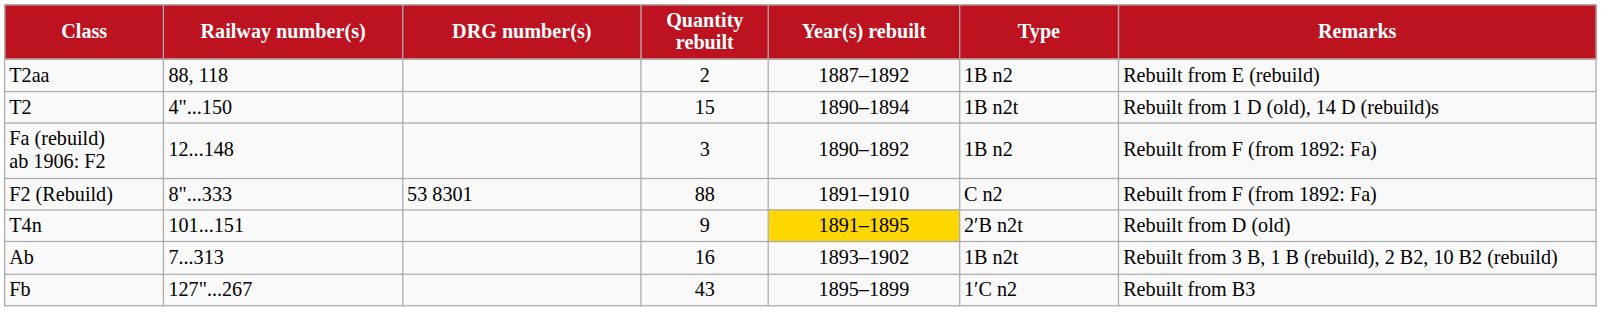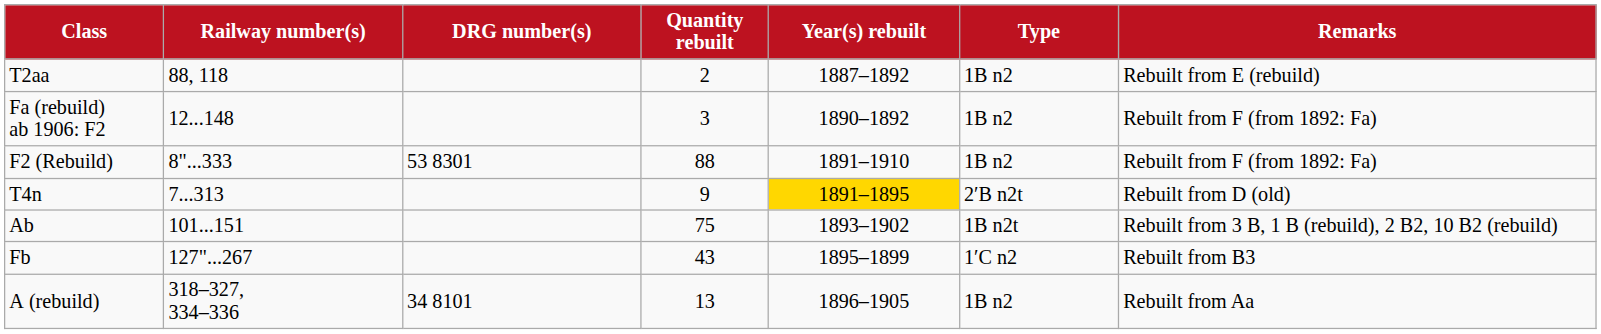- row: (20, 107)
(983, 193) C n2 -> (988, 161) 1B n2
(206, 225) 101...151 -> (196, 193) 7...313
(196, 257) 7...313 -> (206, 225) 101...151
(705, 257) 16 -> (705, 225) 75
+ row: (54, 300)
